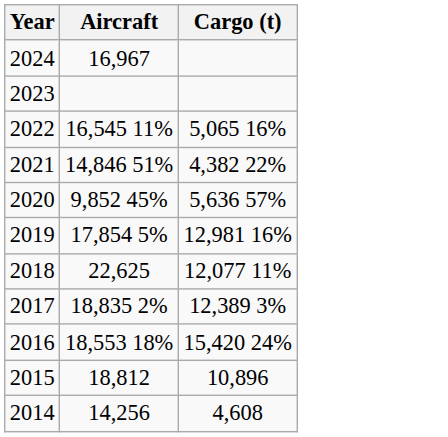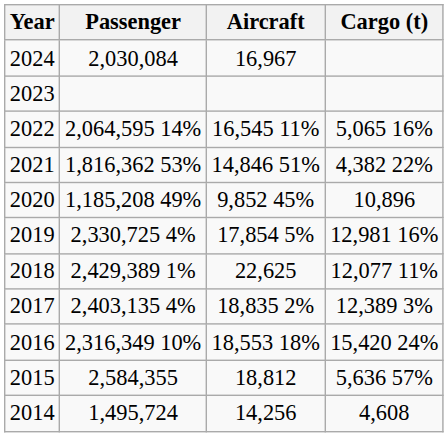+ column: (133, 22)
(238, 199) 5,636 57% -> (384, 199) 10,896
(238, 377) 10,896 -> (384, 377) 5,636 57%
